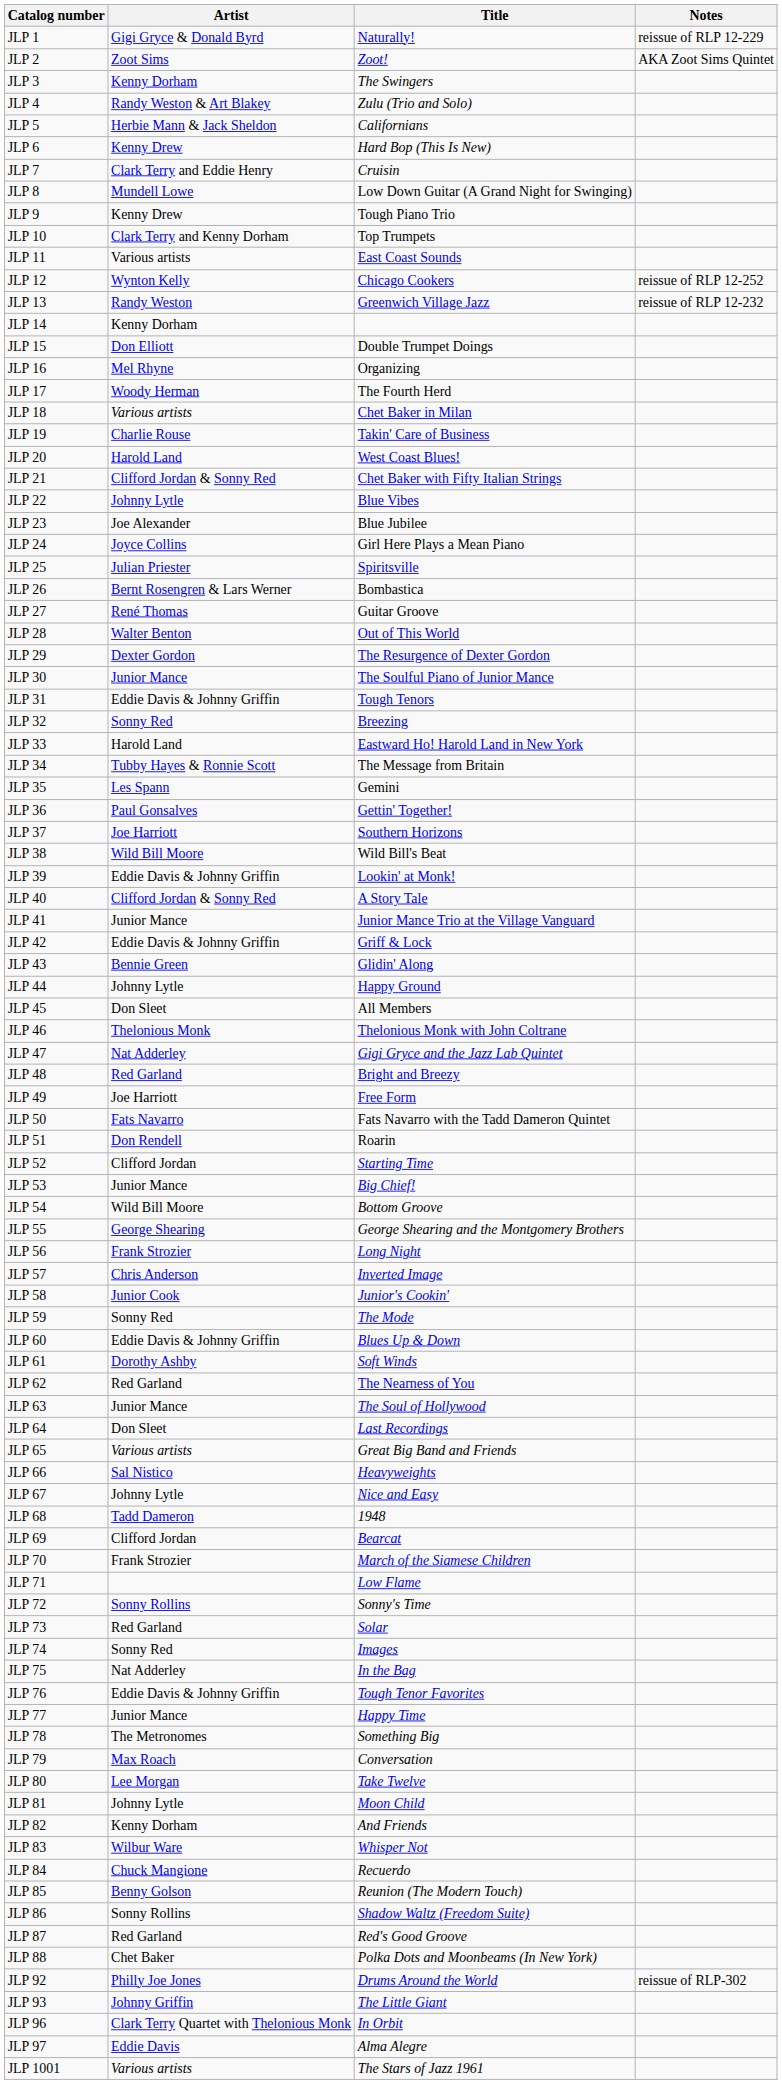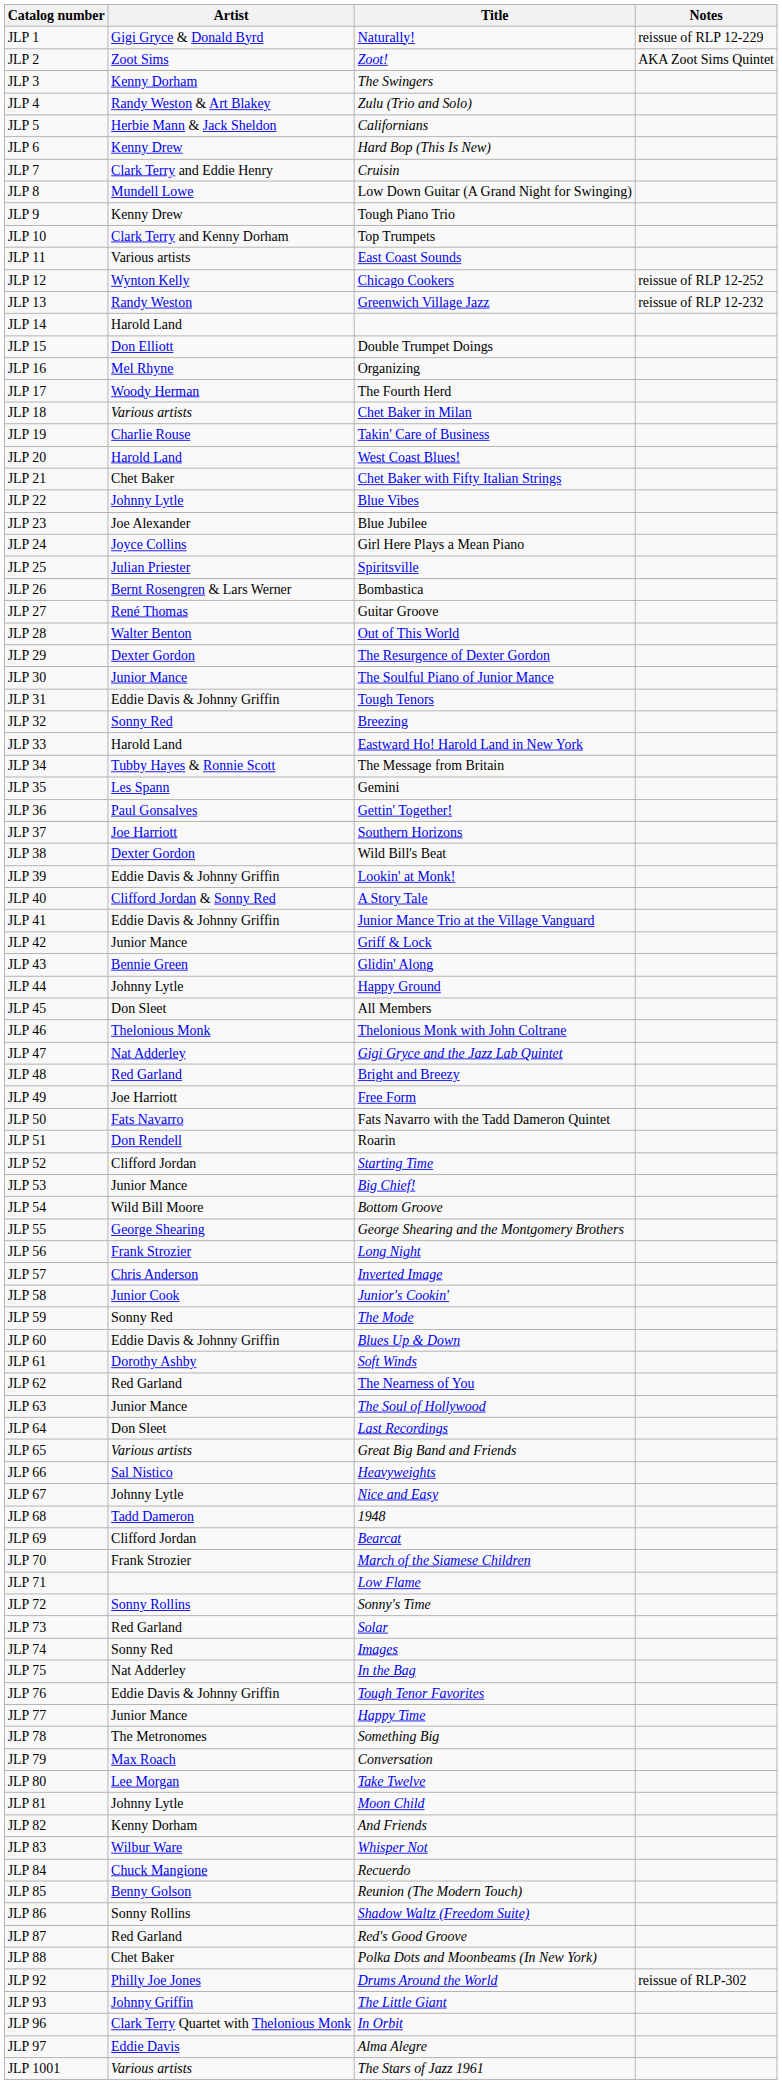(154, 324) Kenny Dorham -> (146, 324) Harold Land
(193, 479) Clifford Jordan & Sonny Red -> (143, 479) Chet Baker
(157, 854) Wild Bill Moore -> (153, 854) Dexter Gordon
(149, 920) Junior Mance -> (195, 920) Eddie Davis & Johnny Griffin
(195, 942) Eddie Davis & Johnny Griffin -> (149, 942) Junior Mance
